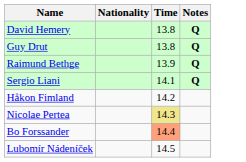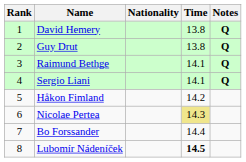+ column: (19, 13)
(166, 64) 13.9 -> (196, 64) 14.1
(166, 132) lightsalmon background -> (196, 132) no background
(166, 149) normal -> (196, 149) bold
